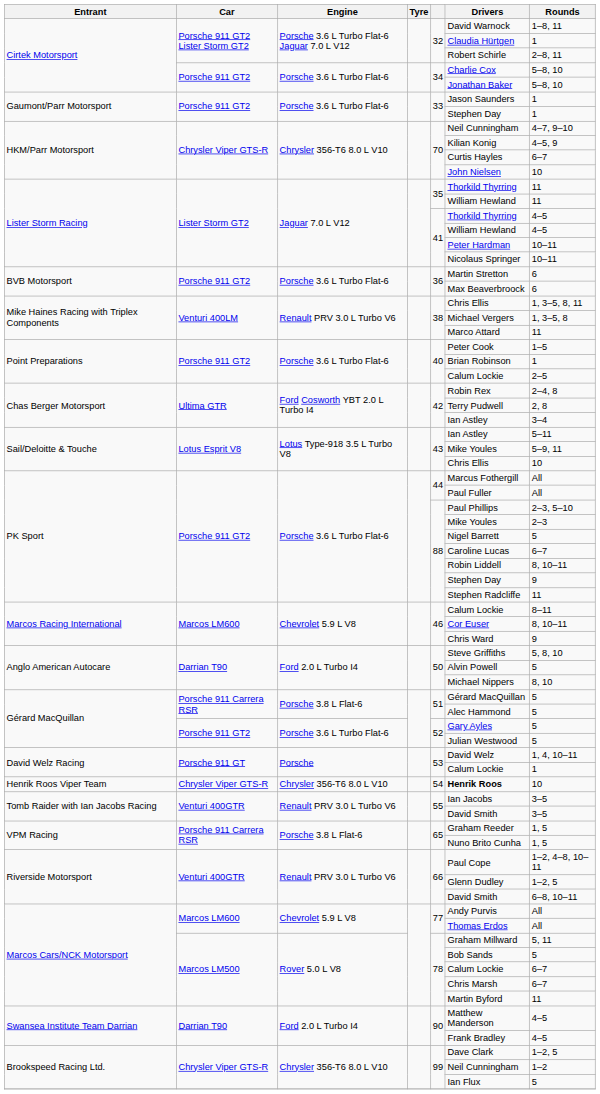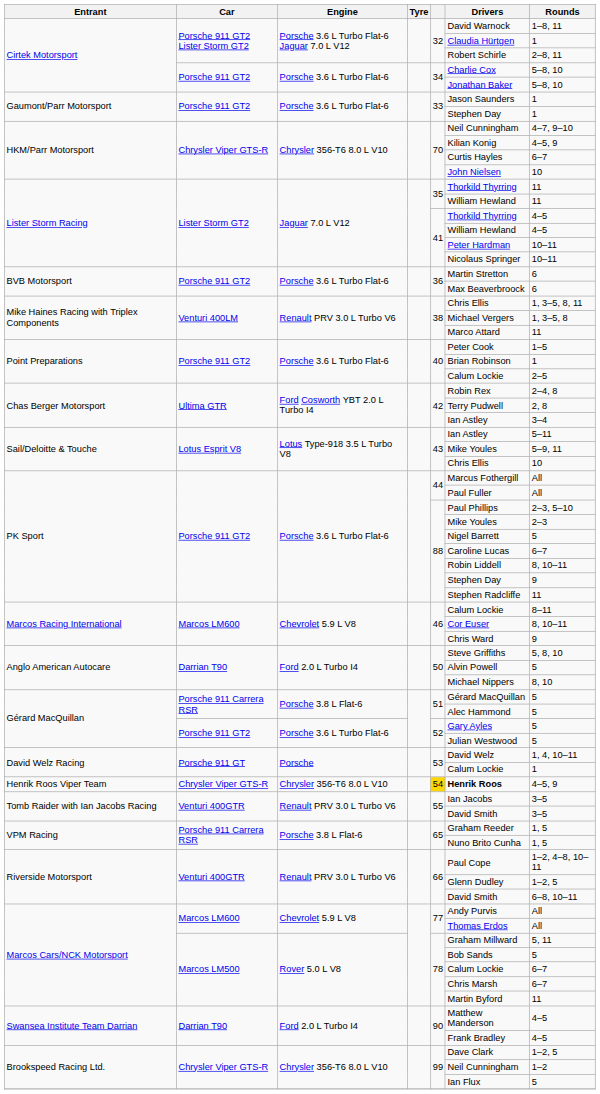(438, 784) no background -> (438, 784) gold background
(537, 784) 10 -> (545, 784) 4–5, 9
